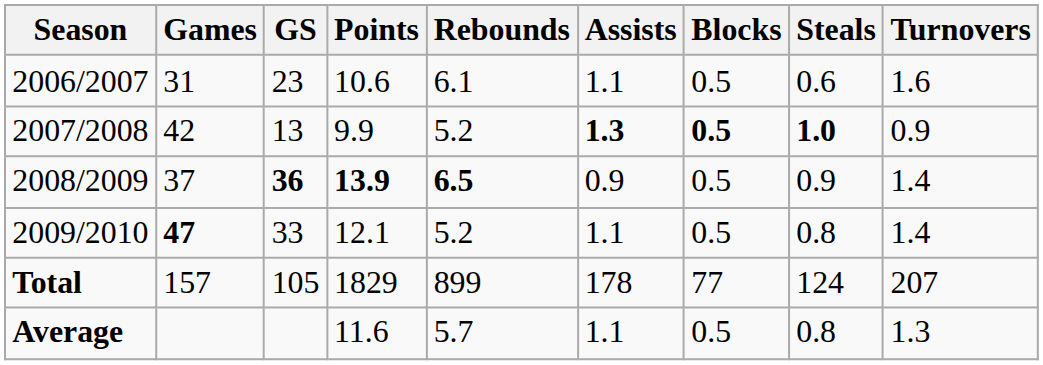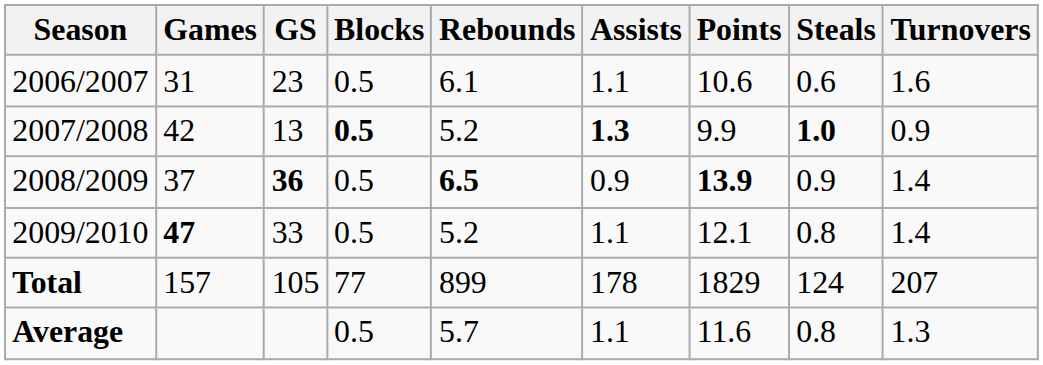columns swapped: (377, 29) <-> (736, 29)
